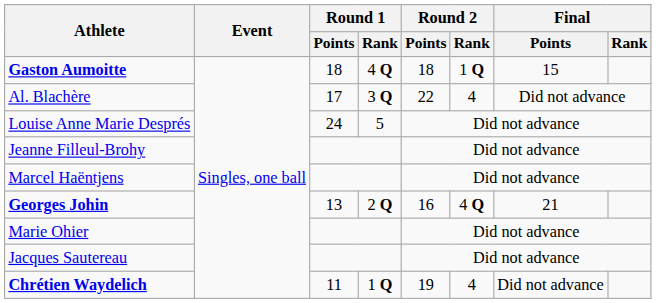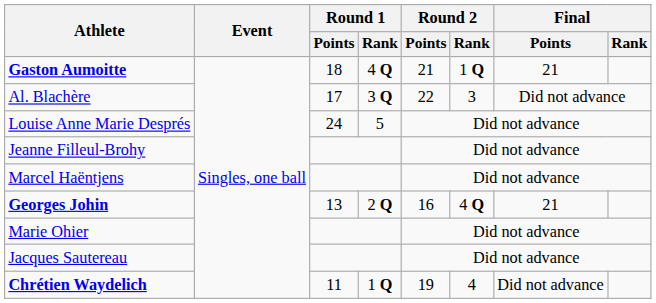(426, 70) 18 -> (426, 70) 21
(550, 70) 15 -> (550, 70) 21
(472, 97) 4 -> (472, 97) 3
